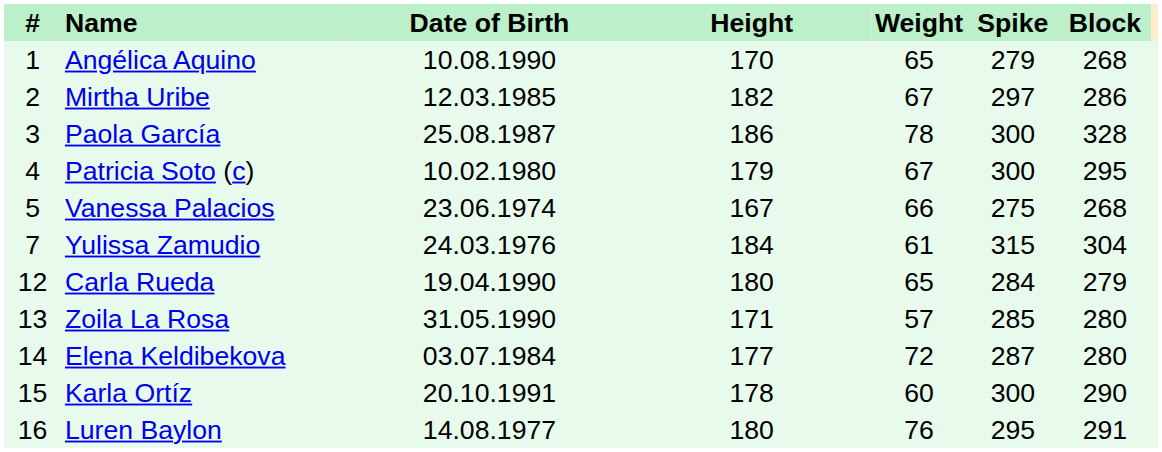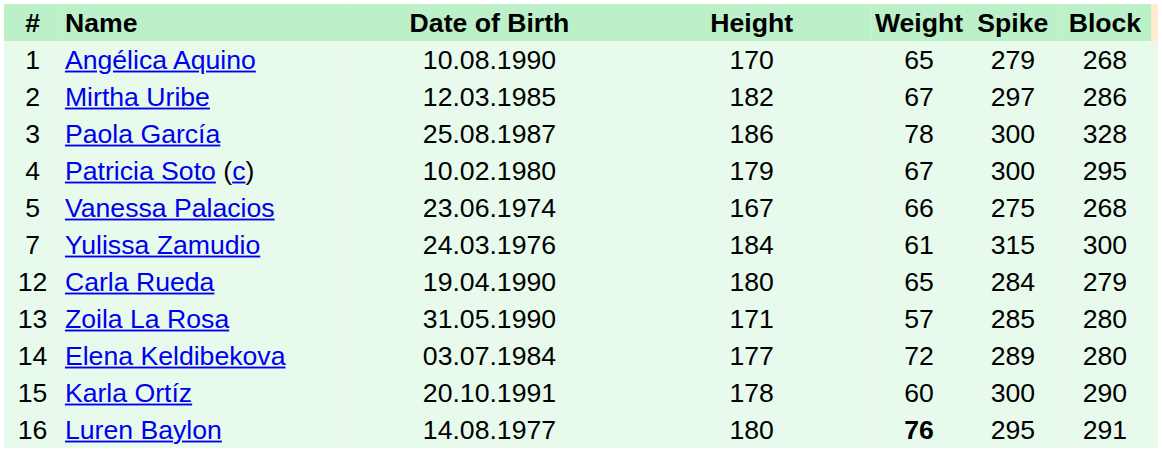(1105, 244) 304 -> (1105, 244) 300
(1013, 356) 287 -> (1013, 356) 289
(919, 430) normal -> (919, 430) bold
